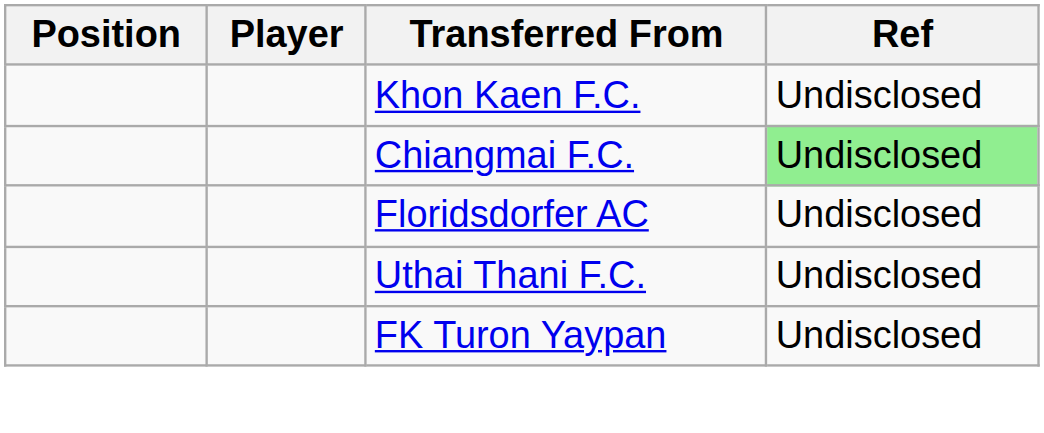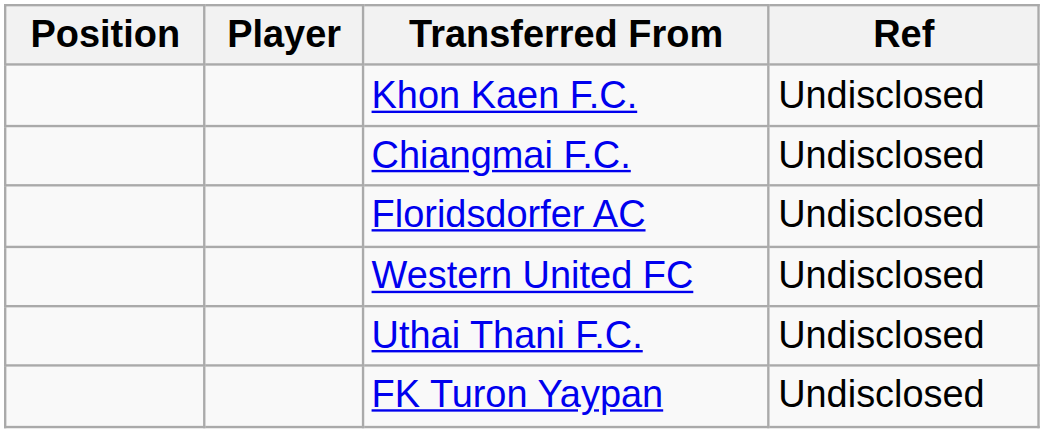(879, 154) lightgreen background -> (881, 154) no background
+ row: (532, 275)
